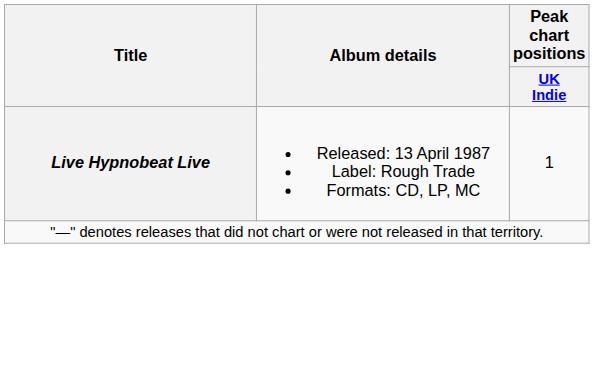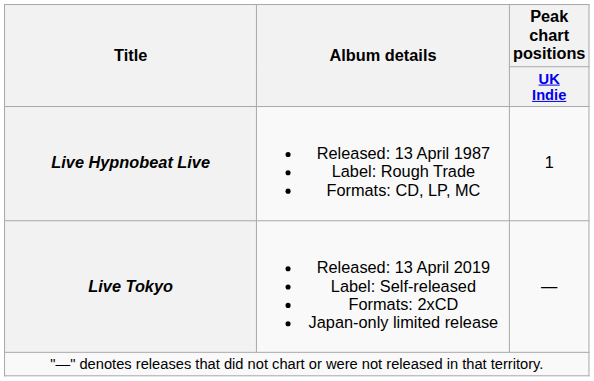+ row: (131, 286)
